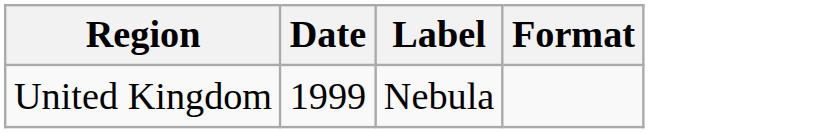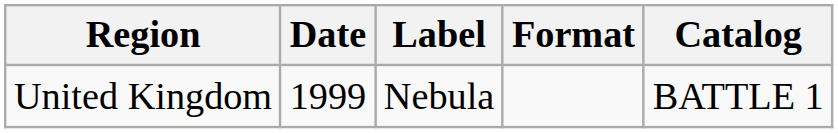+ column: (738, 34)
